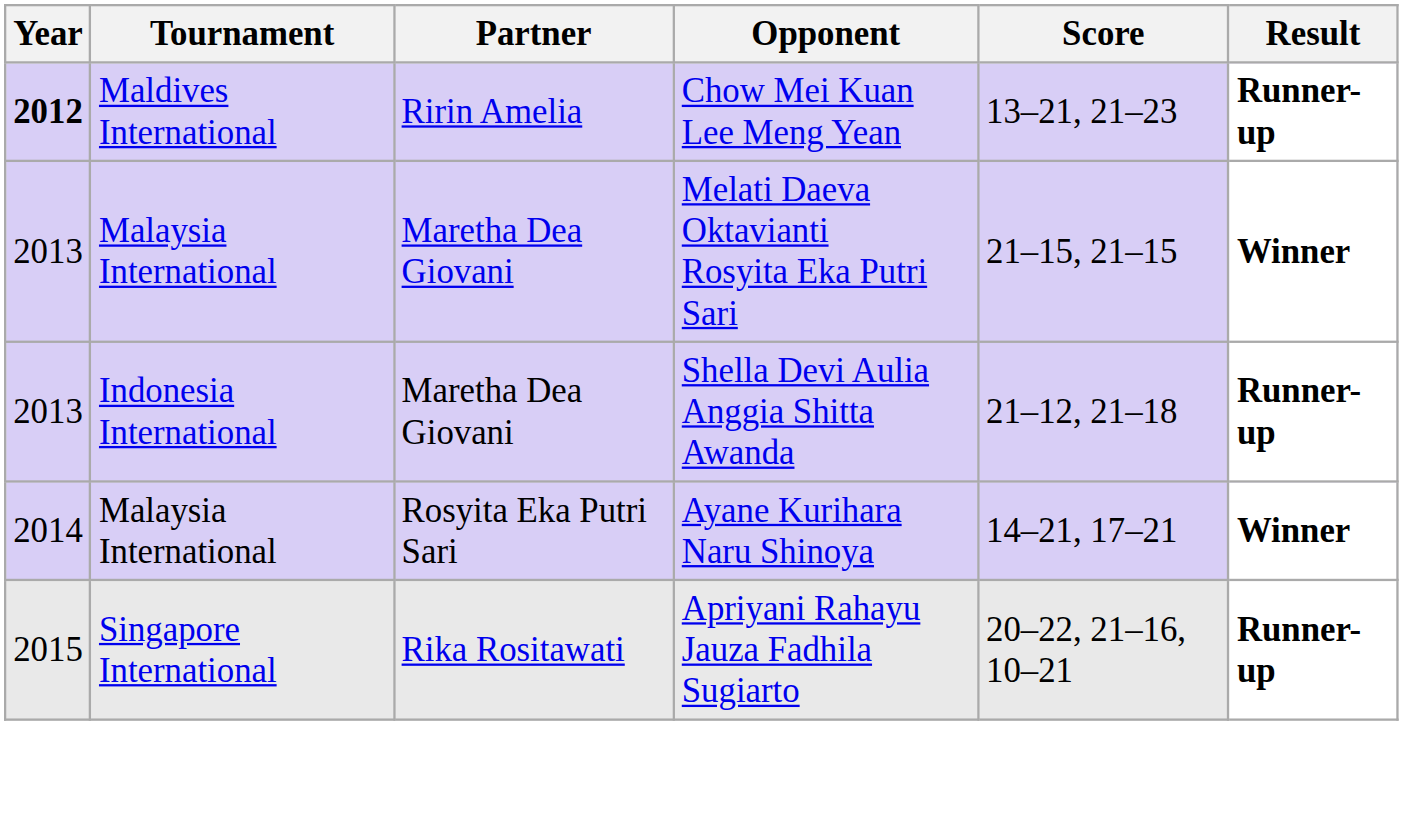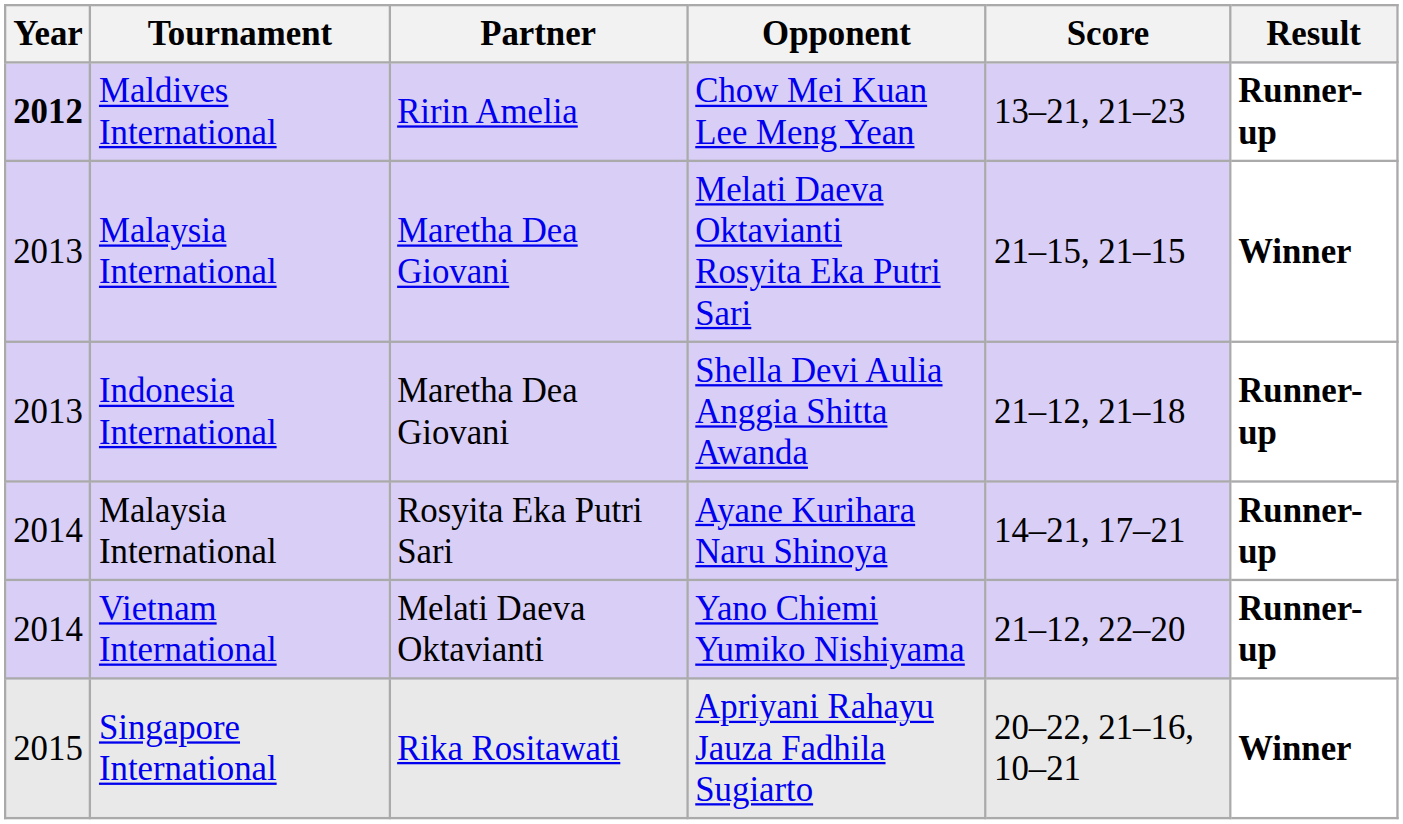(1294, 530) Winner -> (1300, 530) Runner-up
+ row: (830, 629)
(1299, 650) Runner-up -> (1295, 748) Winner
